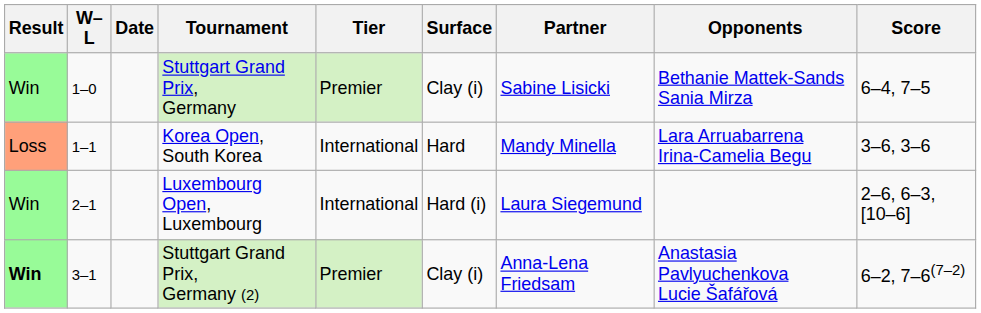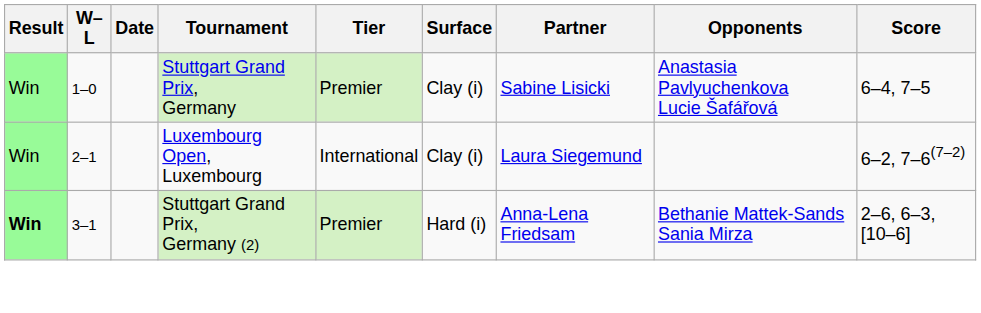(751, 87) Bethanie Mattek-Sands Sania Mirza -> (723, 87) Anastasia Pavlyuchenkova Lucie Šafářová
- row: (213, 146)
(456, 204) Hard (i) -> (455, 156) Clay (i)
(898, 204) 2–6, 6–3, [10–6] -> (913, 156) 6–2, 7–6(7–2)
(455, 273) Clay (i) -> (456, 224) Hard (i)
(723, 273) Anastasia Pavlyuchenkova Lucie Šafářová -> (751, 224) Bethanie Mattek-Sands Sania Mirza
(913, 273) 6–2, 7–6(7–2) -> (898, 224) 2–6, 6–3, [10–6]
